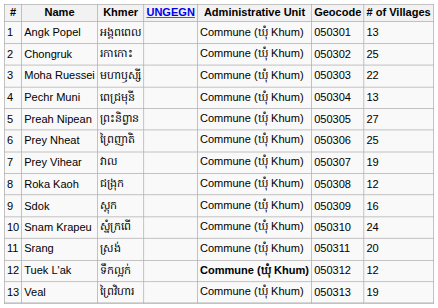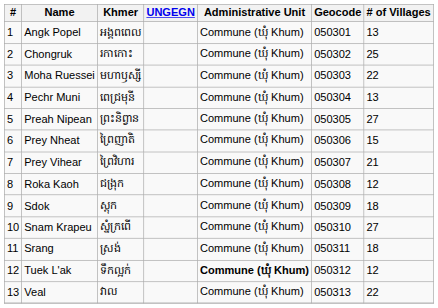(373, 141) 25 -> (373, 141) 15
(109, 162) វាល -> (117, 162) ព្រៃវិហារ
(373, 162) 19 -> (373, 162) 21
(373, 206) 16 -> (373, 206) 18
(373, 227) 24 -> (373, 227) 27
(373, 249) 20 -> (373, 249) 18
(117, 291) ព្រៃវិហារ -> (109, 291) វាល
(373, 292) 19 -> (373, 292) 22
